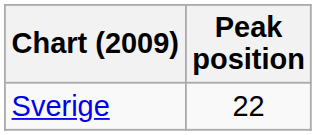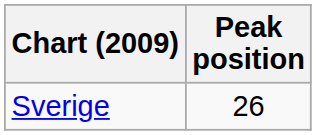(249, 105) 22 -> (249, 105) 26
